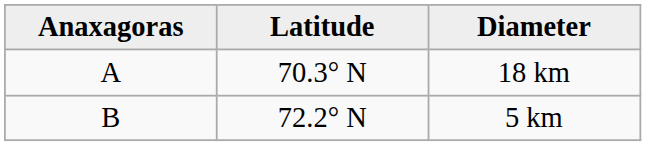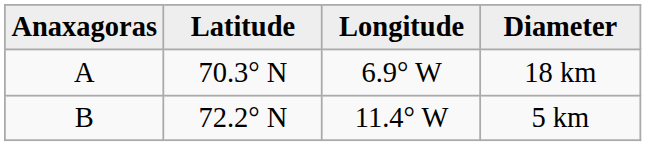+ column: (402, 27)
